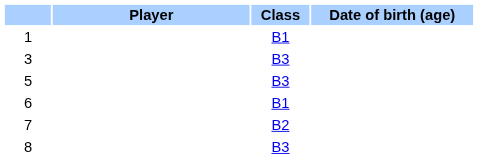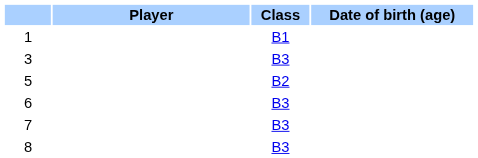(280, 81) B3 -> (280, 81) B2
(280, 103) B1 -> (280, 103) B3
(280, 125) B2 -> (280, 125) B3
